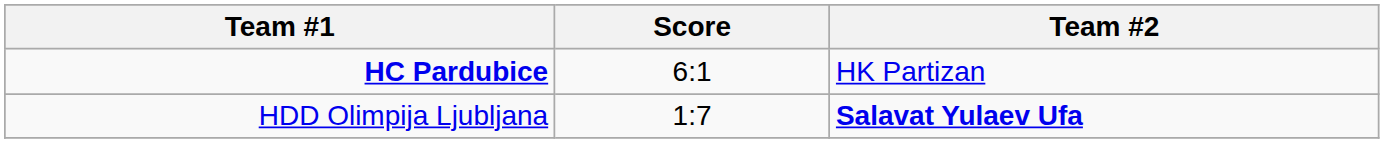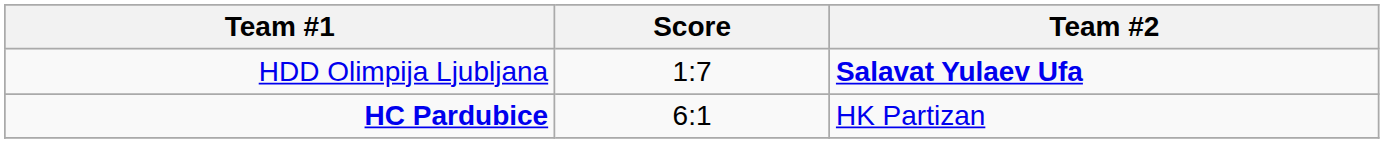rows swapped: (456, 71) <-> (403, 115)
